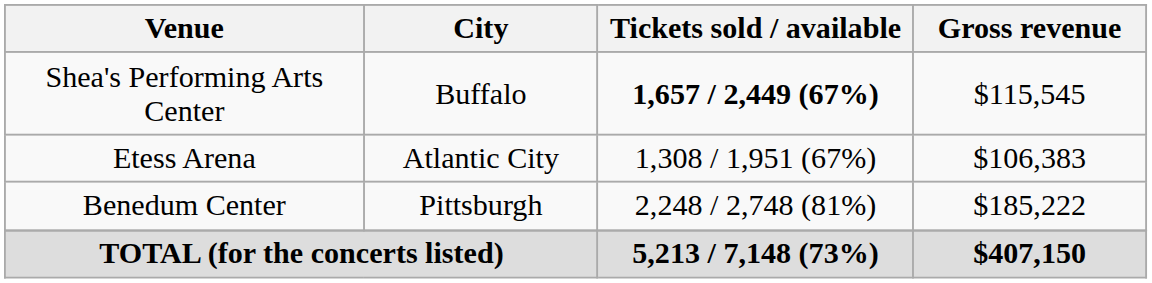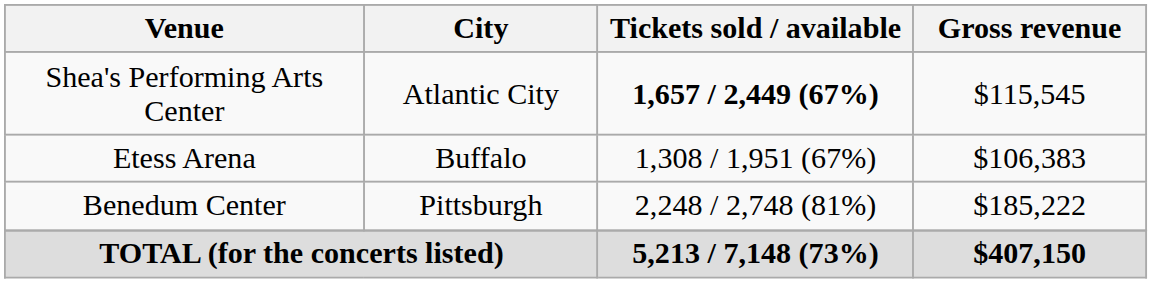(481, 92) Buffalo -> (481, 92) Atlantic City
(481, 157) Atlantic City -> (481, 157) Buffalo
